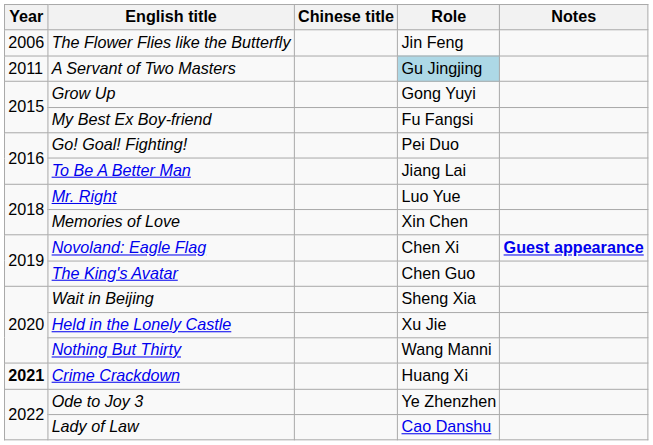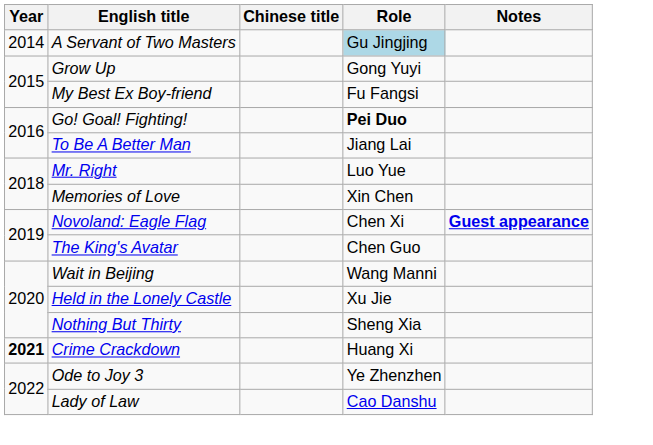- row: (171, 42)
(26, 68) 2011 -> (26, 42) 2014
(430, 145) normal -> (377, 119) bold
(439, 299) Sheng Xia -> (392, 273) Wang Manni
(447, 350) Wang Manni -> (384, 324) Sheng Xia
